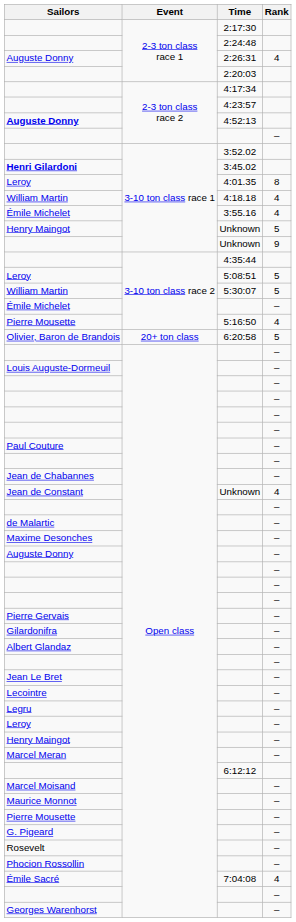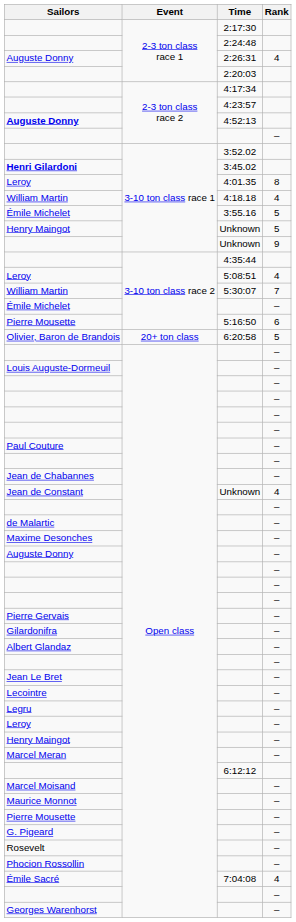(277, 213) 4 -> (277, 213) 5
(277, 275) 5 -> (277, 275) 4
(277, 290) 5 -> (277, 290) 7
(277, 321) 4 -> (277, 321) 6
